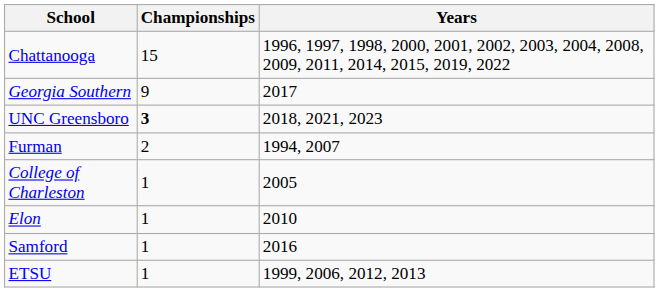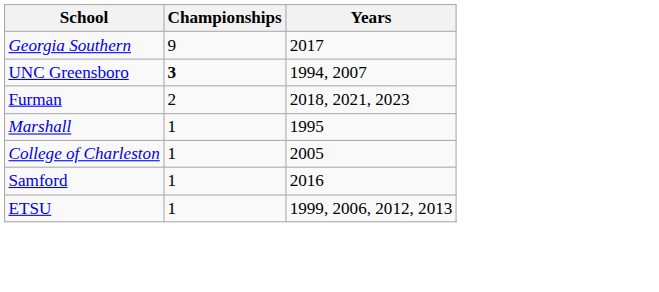- row: (52, 54)
(323, 118) 2018, 2021, 2023 -> (328, 72) 1994, 2007
(301, 145) 1994, 2007 -> (350, 99) 2018, 2021, 2023
+ row: (40, 126)
- row: (25, 219)
